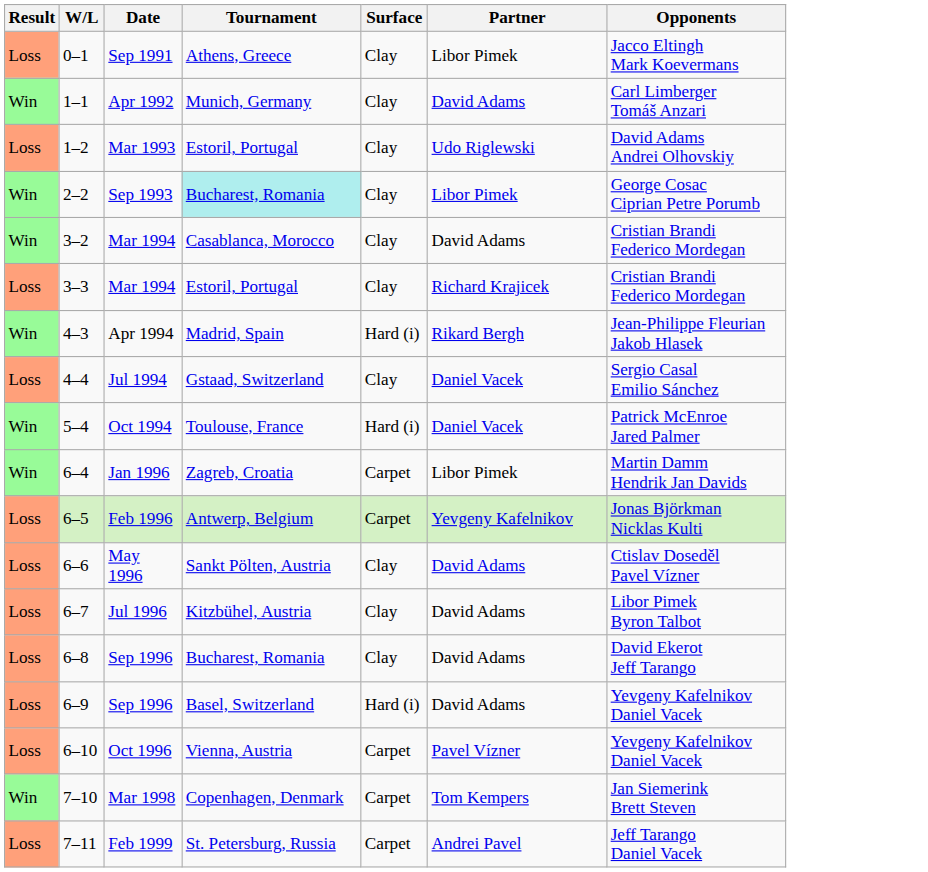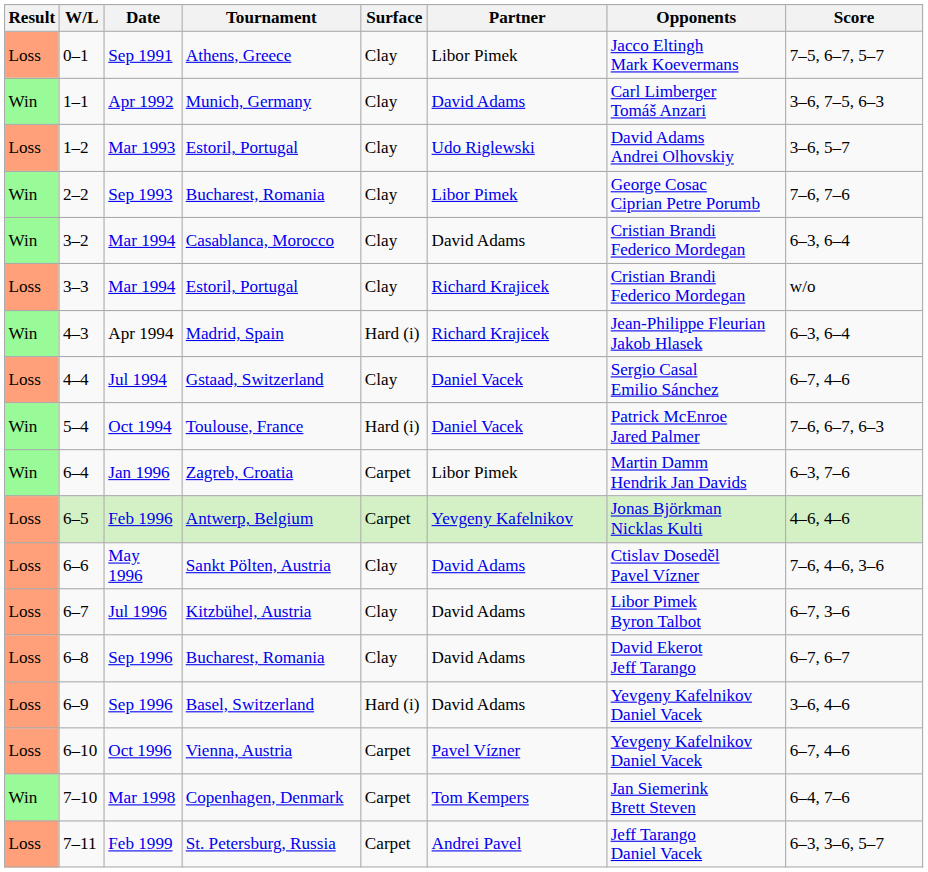+ column: (854, 18)
(255, 194) paleturquoise background -> (255, 194) no background
(478, 333) Rikard Bergh -> (490, 333) Richard Krajicek
